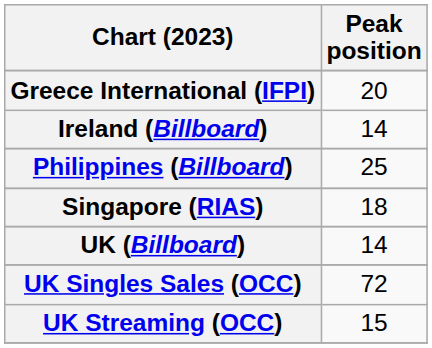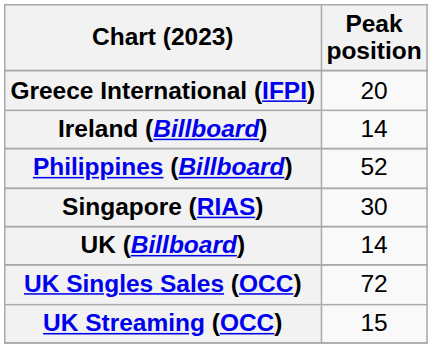(374, 167) 25 -> (374, 167) 52
(374, 206) 18 -> (374, 206) 30
